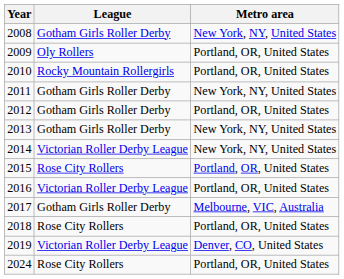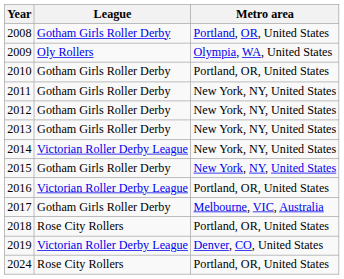(265, 33) New York, NY, United States -> (261, 33) Portland, OR, United States
(261, 52) Portland, OR, United States -> (263, 52) Olympia, WA, United States
(106, 71) Rocky Mountain Rollergirls -> (104, 71) Gotham Girls Roller Derby
(261, 110) Portland, OR, United States -> (265, 110) New York, NY, United States
(80, 168) Rose City Rollers -> (104, 168) Gotham Girls Roller Derby
(261, 168) Portland, OR, United States -> (265, 168) New York, NY, United States
